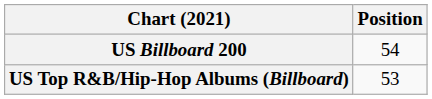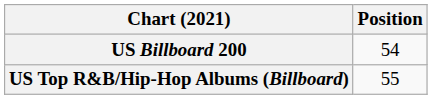(390, 79) 53 -> (390, 79) 55
